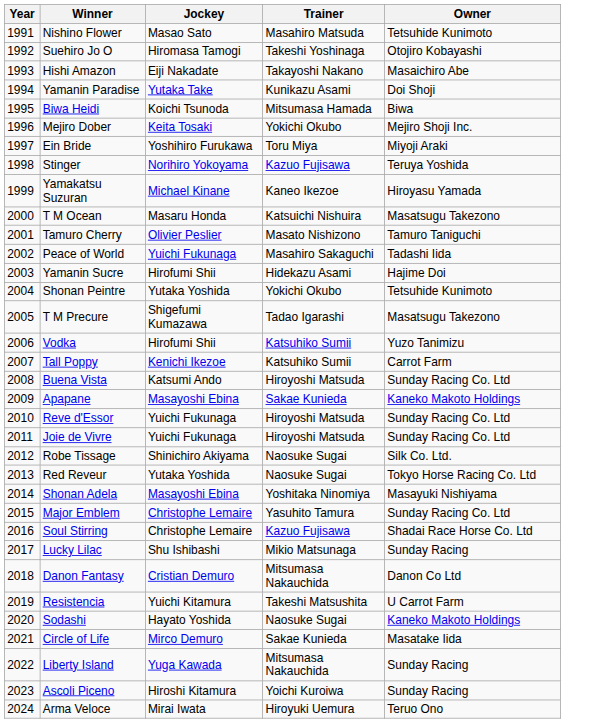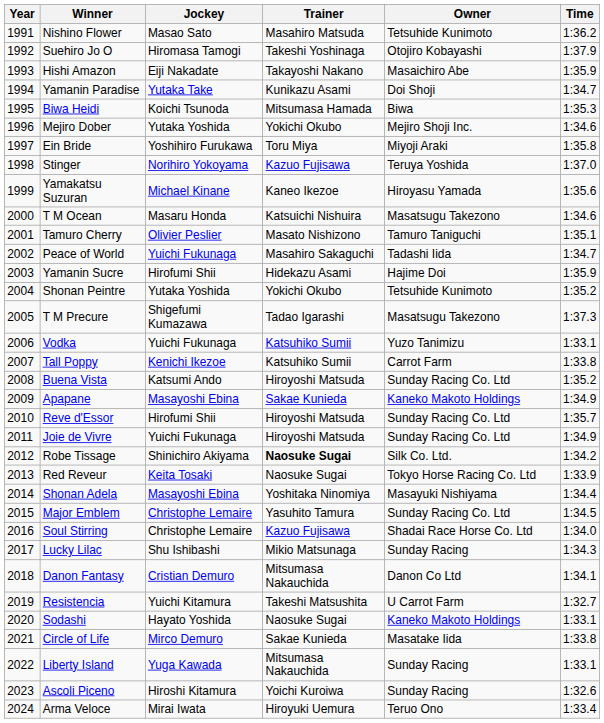+ column: (580, 14)
(180, 128) Keita Tosaki -> (189, 128) Yutaka Yoshida
(182, 343) Hirofumi Shii -> (192, 343) Yuichi Fukunaga
(192, 418) Yuichi Fukunaga -> (182, 418) Hirofumi Shii
(306, 456) normal -> (308, 456) bold
(189, 475) Yutaka Yoshida -> (180, 475) Keita Tosaki
